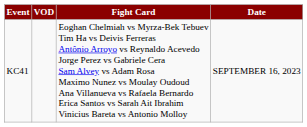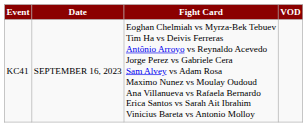columns swapped: (257, 12) <-> (44, 12)
